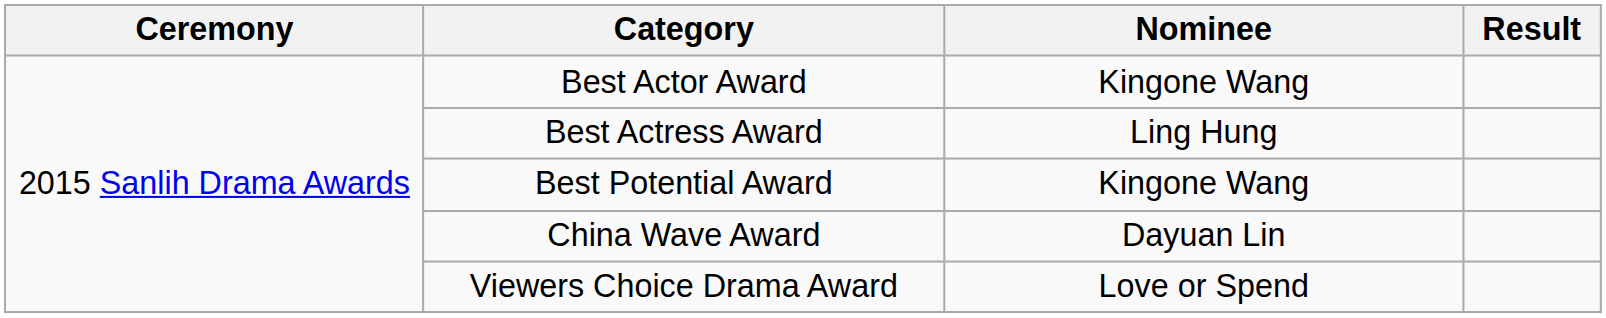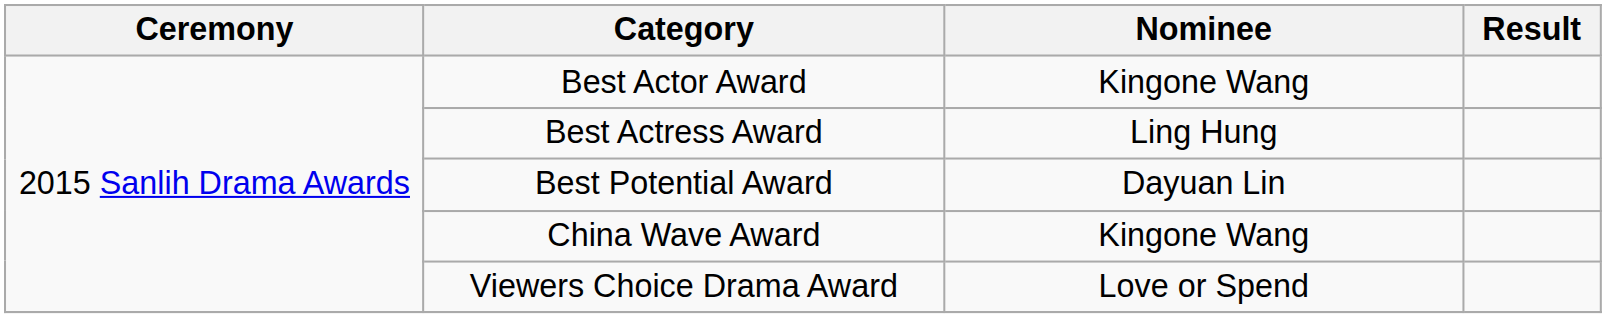(1204, 183) Kingone Wang -> (1204, 183) Dayuan Lin
(1204, 235) Dayuan Lin -> (1204, 235) Kingone Wang
